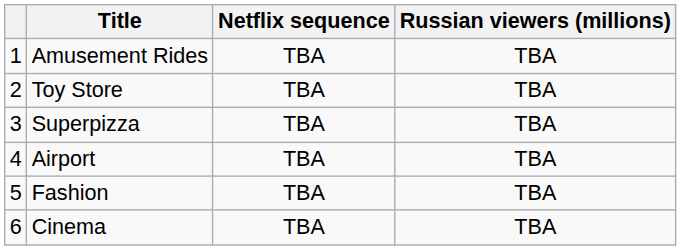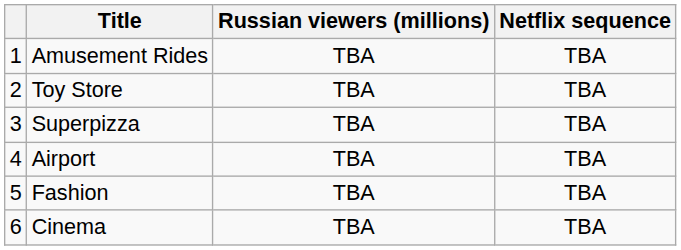columns swapped: (304, 21) <-> (535, 21)
